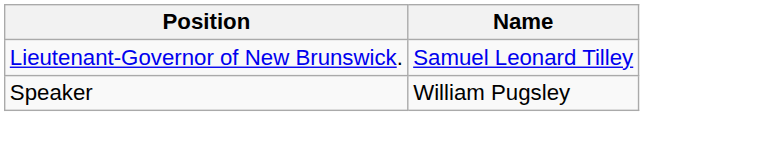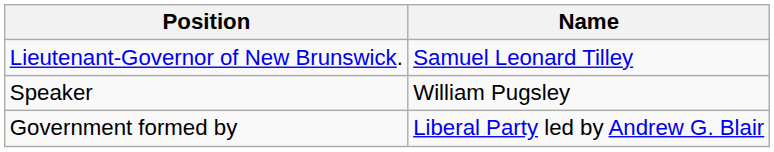+ row: (124, 127)
